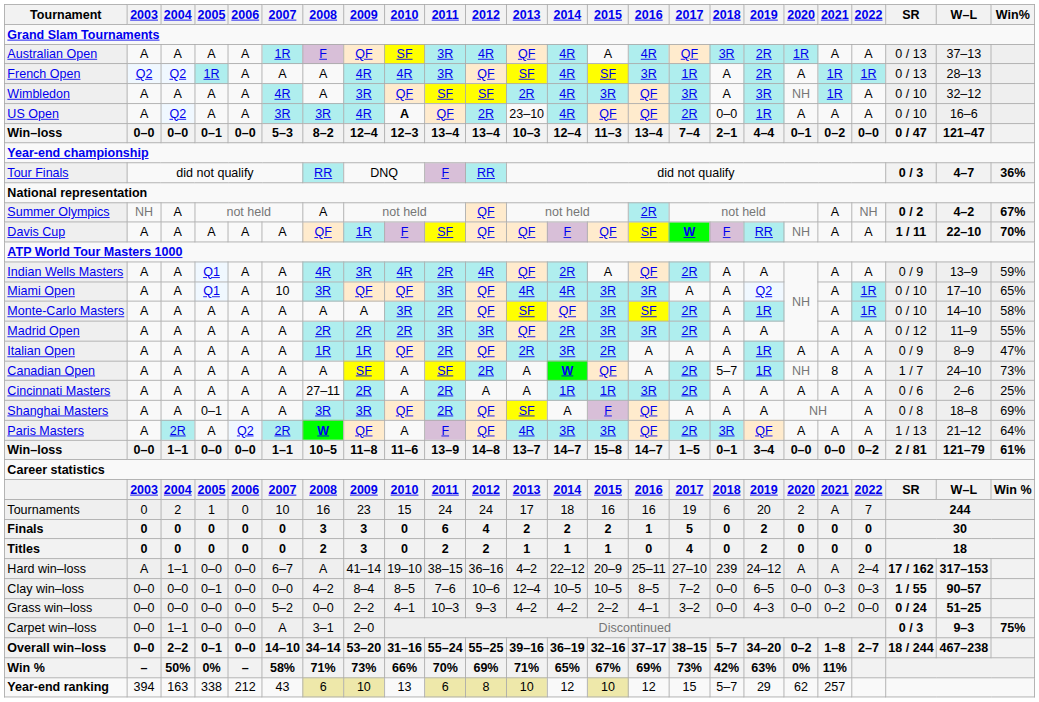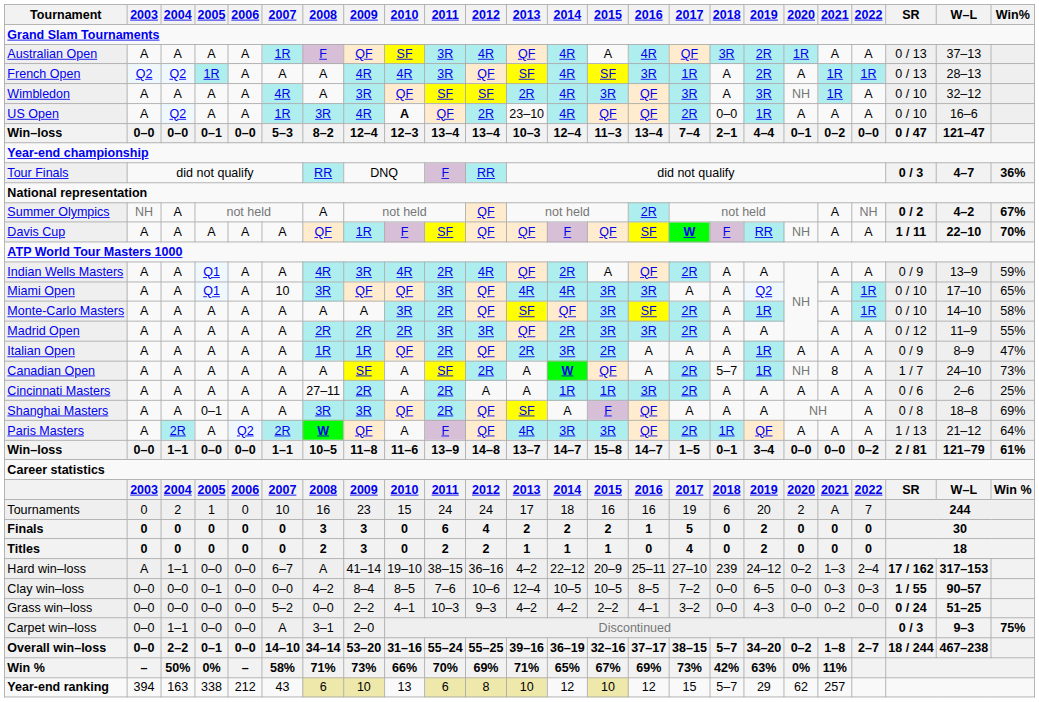(282, 114) 3R -> (282, 114) 1R
(727, 430) 3R -> (727, 430) 1R
(801, 569) A -> (801, 569) 0–2
(835, 569) A -> (835, 569) 1–3
